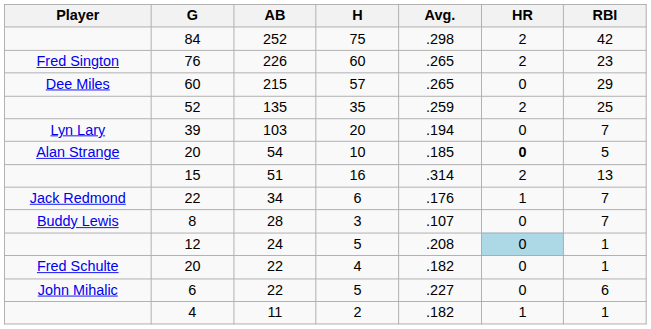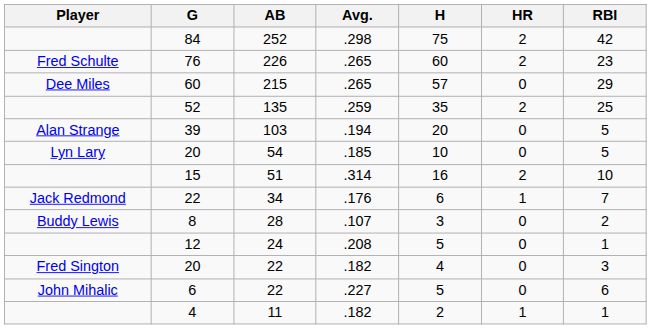columns swapped: (357, 15) <-> (440, 15)
(78, 61) Fred Sington -> (78, 61) Fred Schulte
(78, 130) Lyn Lary -> (78, 130) Alan Strange
(605, 130) 7 -> (605, 130) 5
(78, 152) Alan Strange -> (78, 152) Lyn Lary
(522, 152) bold -> (522, 152) normal
(605, 175) 13 -> (605, 175) 10
(605, 221) 7 -> (605, 221) 2
(522, 244) lightblue background -> (522, 244) no background
(78, 267) Fred Schulte -> (78, 267) Fred Sington
(605, 267) 1 -> (605, 267) 3
